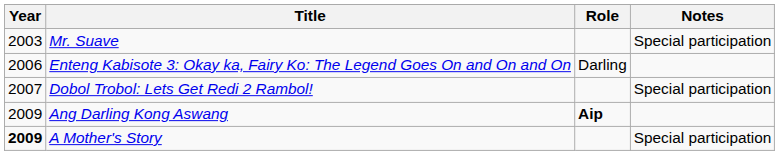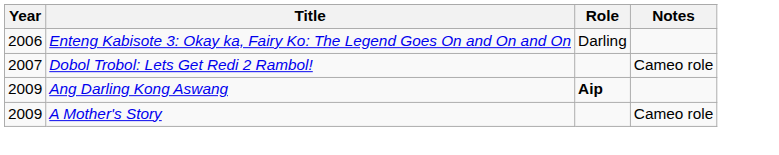- row: (84, 41)
(703, 89) Special participation -> (673, 65) Cameo role
(25, 138) bold -> (25, 114) normal
(703, 138) Special participation -> (673, 114) Cameo role
